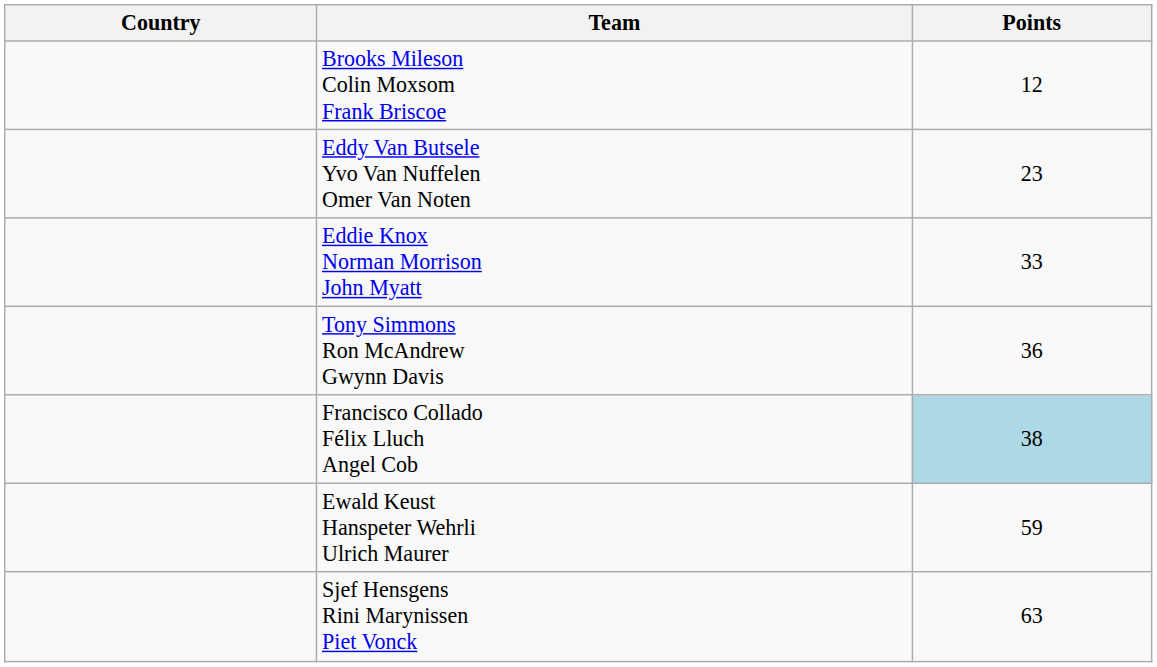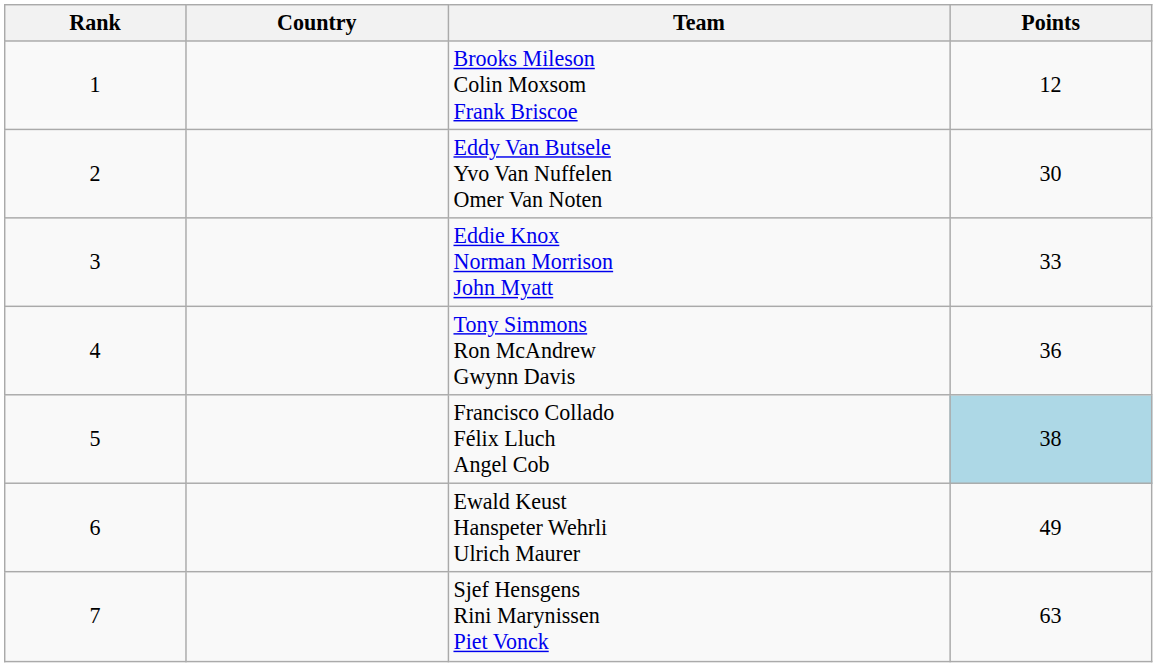+ column: (95, 22)
(1032, 173) 23 -> (1051, 173) 30
(1032, 528) 59 -> (1051, 528) 49
